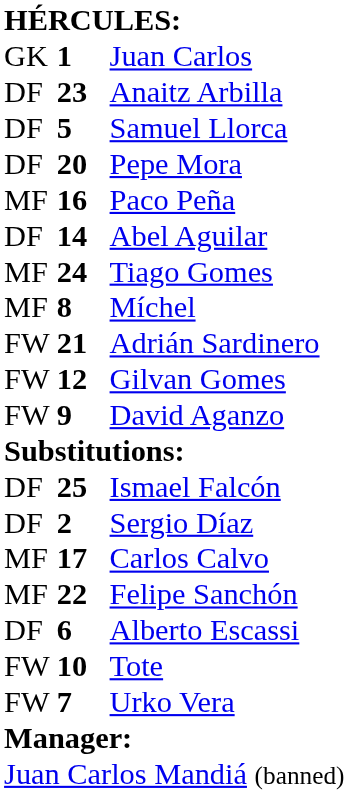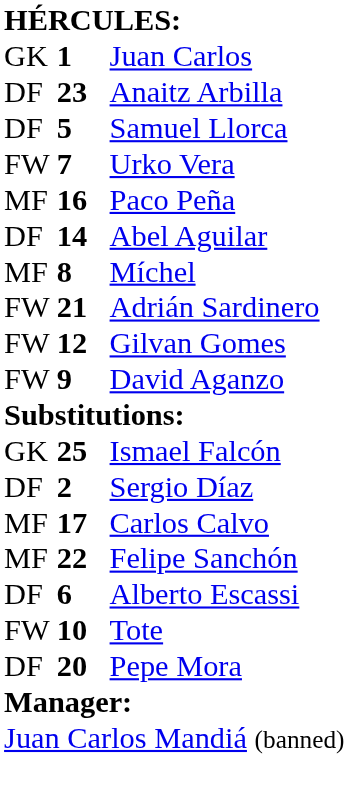rows swapped: (176, 163) <-> (172, 701)
- row: (191, 271)
(23, 486) DF -> (26, 450) GK
